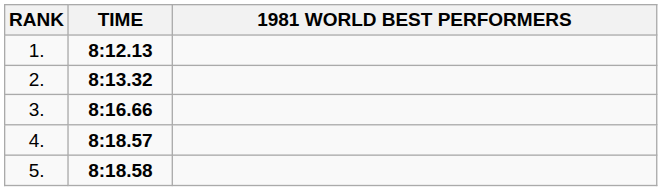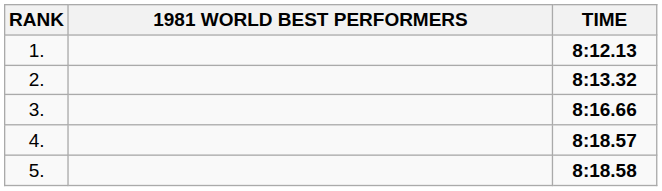columns swapped: (414, 20) <-> (120, 20)
